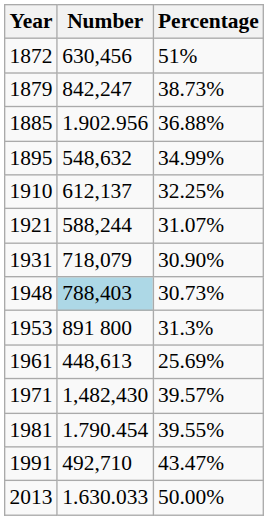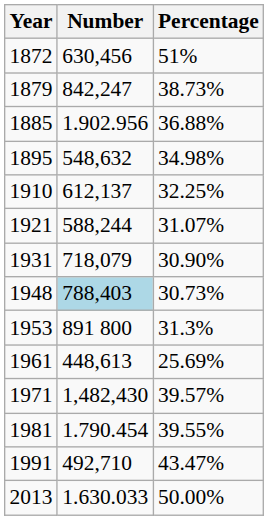(191, 157) 34.99% -> (191, 157) 34.98%
